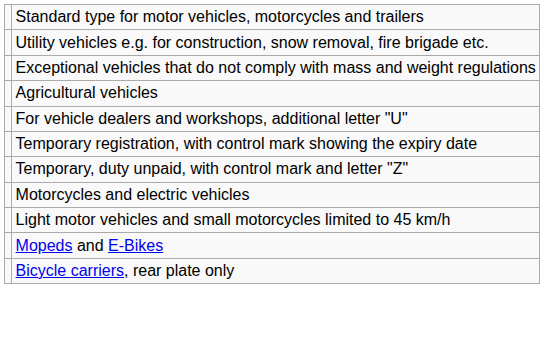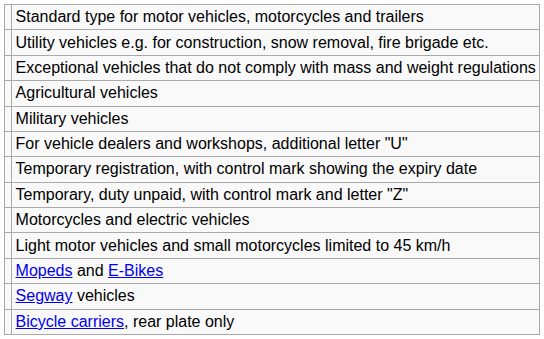+ row: (72, 118)
+ row: (75, 296)
